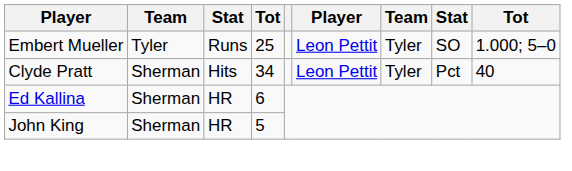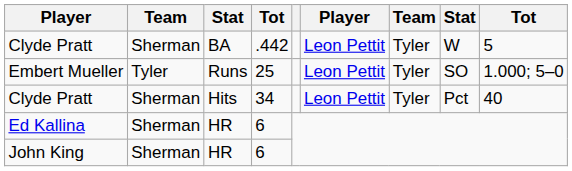+ row: (50, 44)
(260, 125) 5 -> (260, 152) 6
